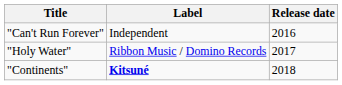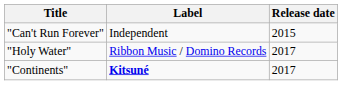(284, 32) 2016 -> (284, 32) 2015
(284, 70) 2018 -> (284, 70) 2017
